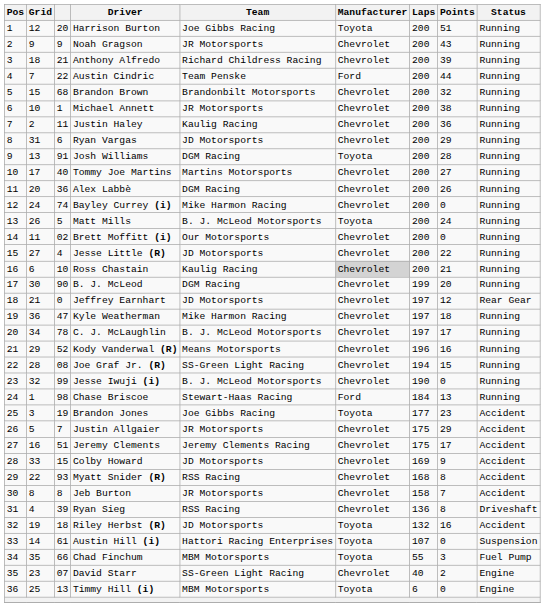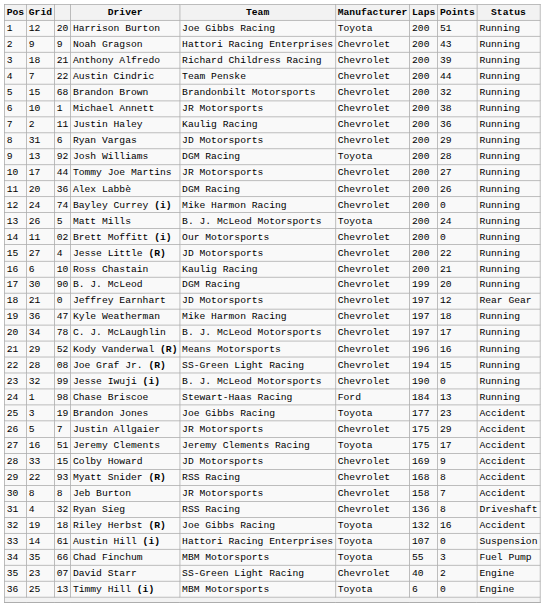(223, 44) JR Motorsports -> (258, 44) Hattori Racing Enterprises
(349, 76) Ford -> (364, 76) Chevrolet
(62, 156) 91 -> (62, 156) 92
(62, 172) 40 -> (62, 172) 44
(237, 172) Martins Motorsports -> (223, 172) JR Motorsports
(364, 269) lightgrey background -> (364, 269) no background
(364, 445) Chevrolet -> (355, 445) Toyota
(62, 509) 39 -> (62, 509) 32
(223, 525) JD Motorsports -> (229, 525) Joe Gibbs Racing
